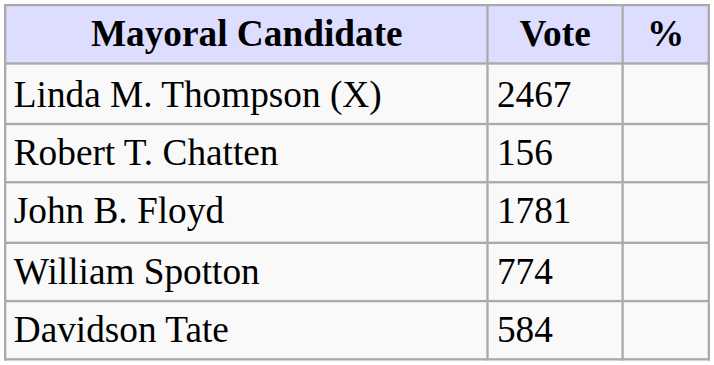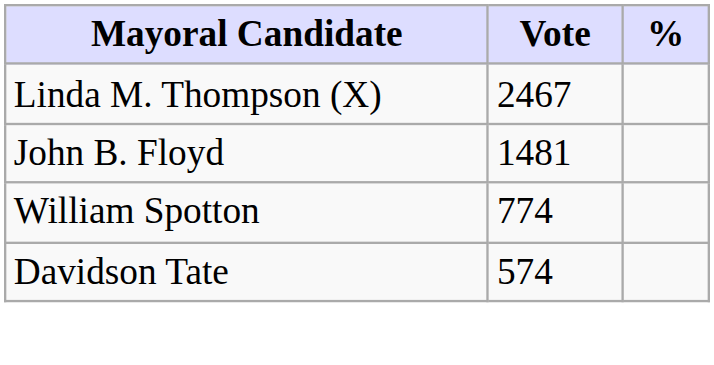- row: (146, 152)
(534, 211) 1781 -> (534, 152) 1481
(525, 329) 584 -> (525, 270) 574
